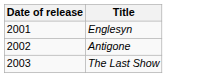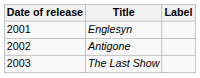+ column: (178, 13)
